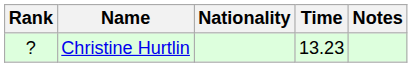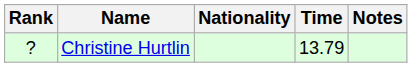(322, 47) 13.23 -> (322, 47) 13.79
